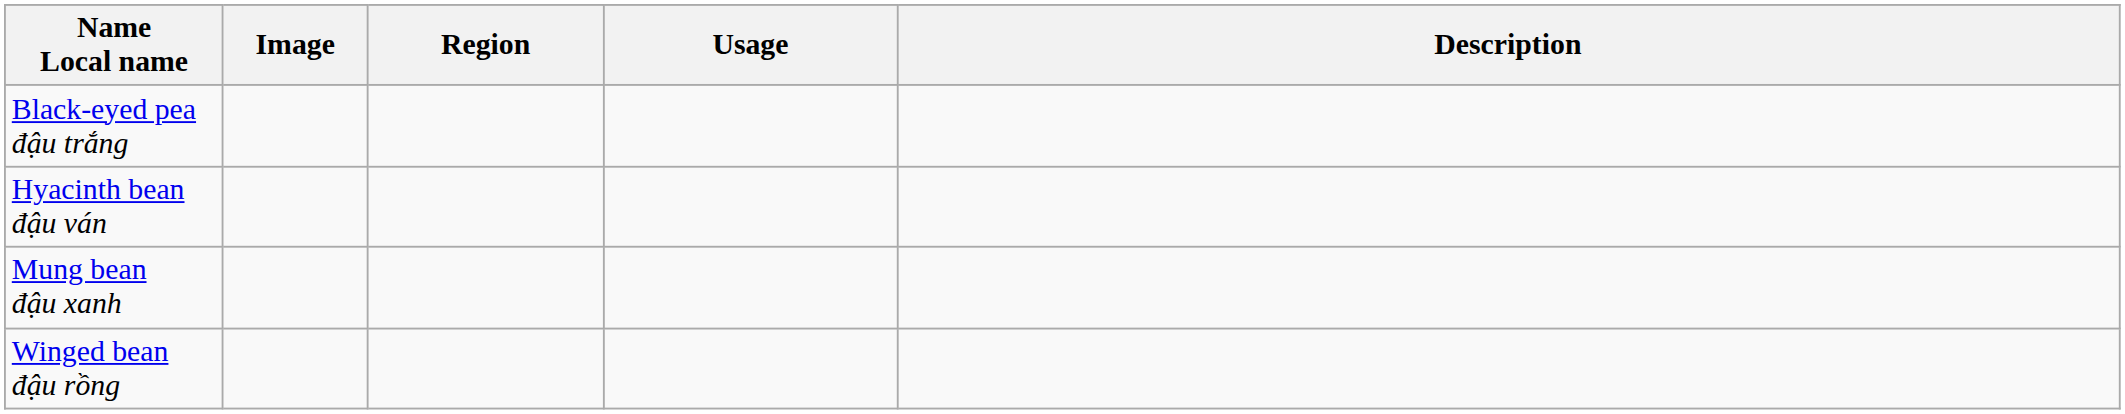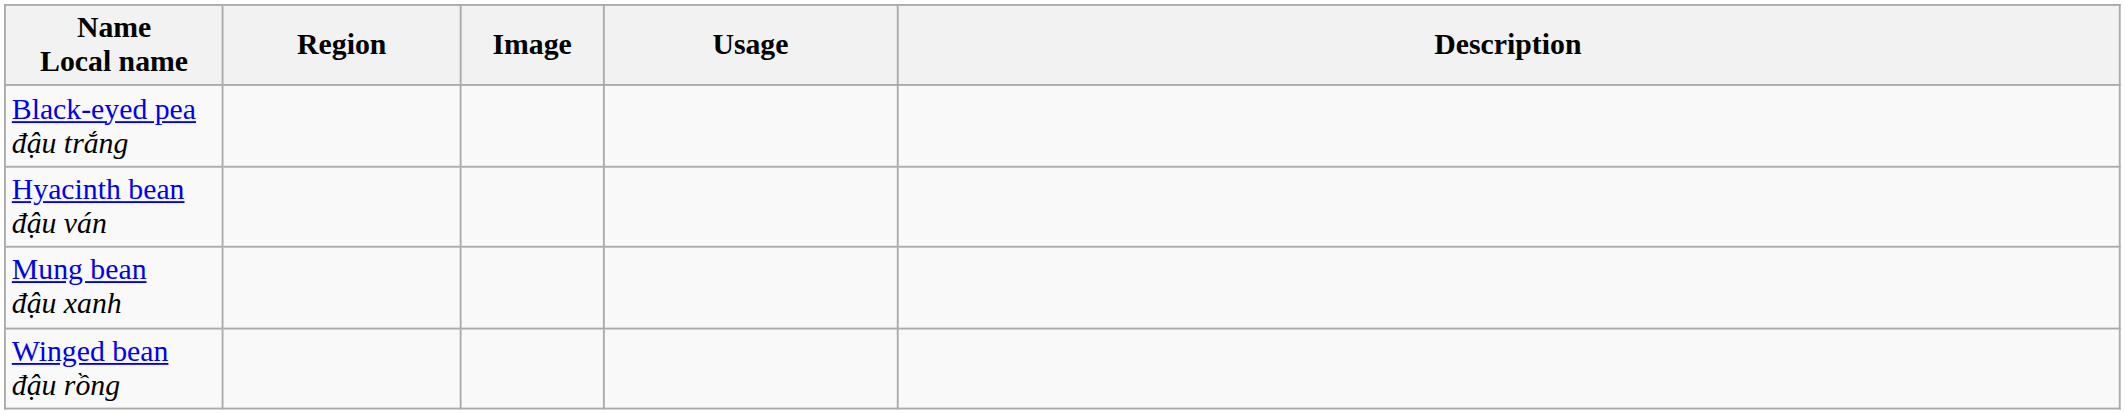columns swapped: (295, 44) <-> (486, 44)
